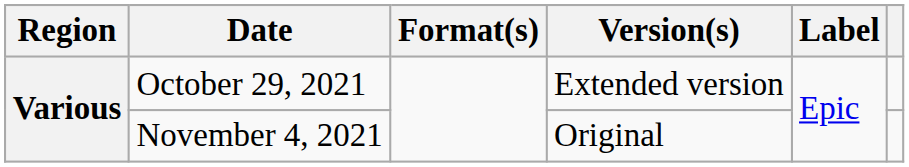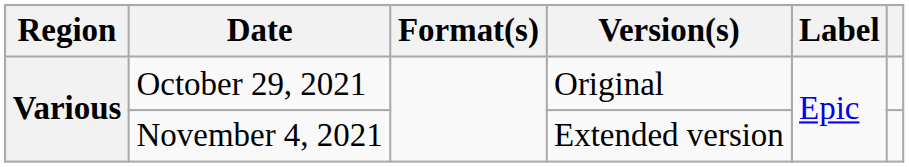(669, 82) Extended version -> (609, 82) Original
(609, 135) Original -> (669, 135) Extended version
